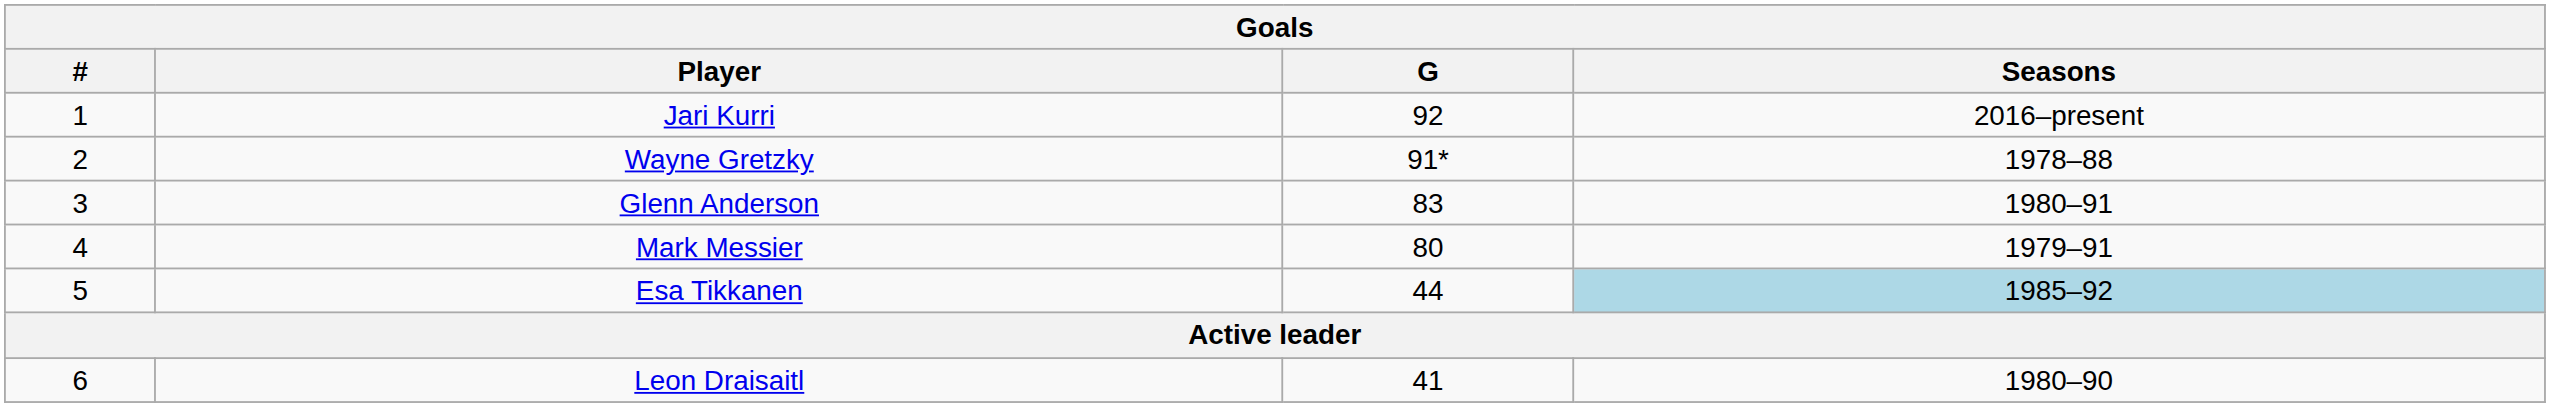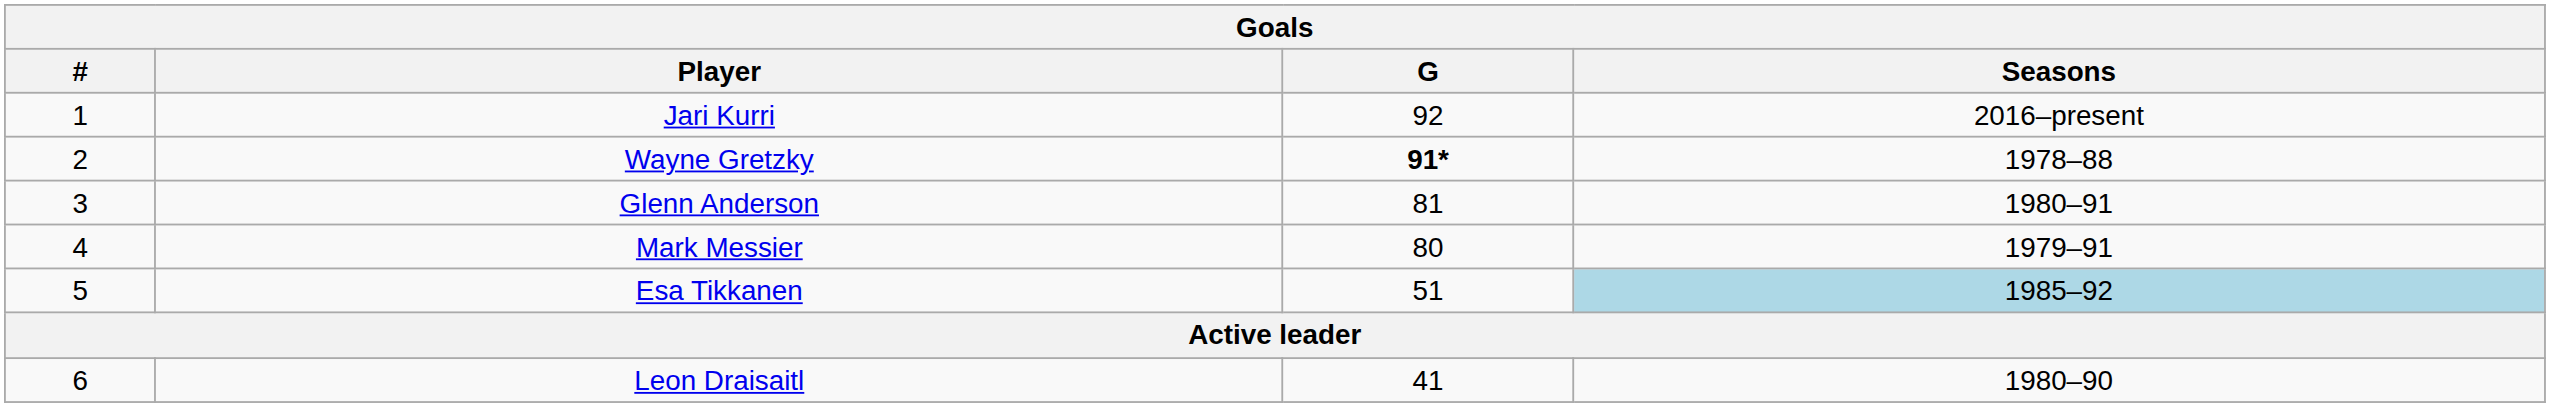(1428, 159) normal -> (1428, 159) bold
(1428, 203) 83 -> (1428, 203) 81
(1428, 291) 44 -> (1428, 291) 51
